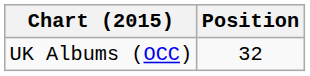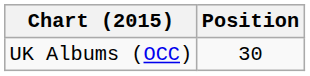(251, 54) 32 -> (251, 54) 30
